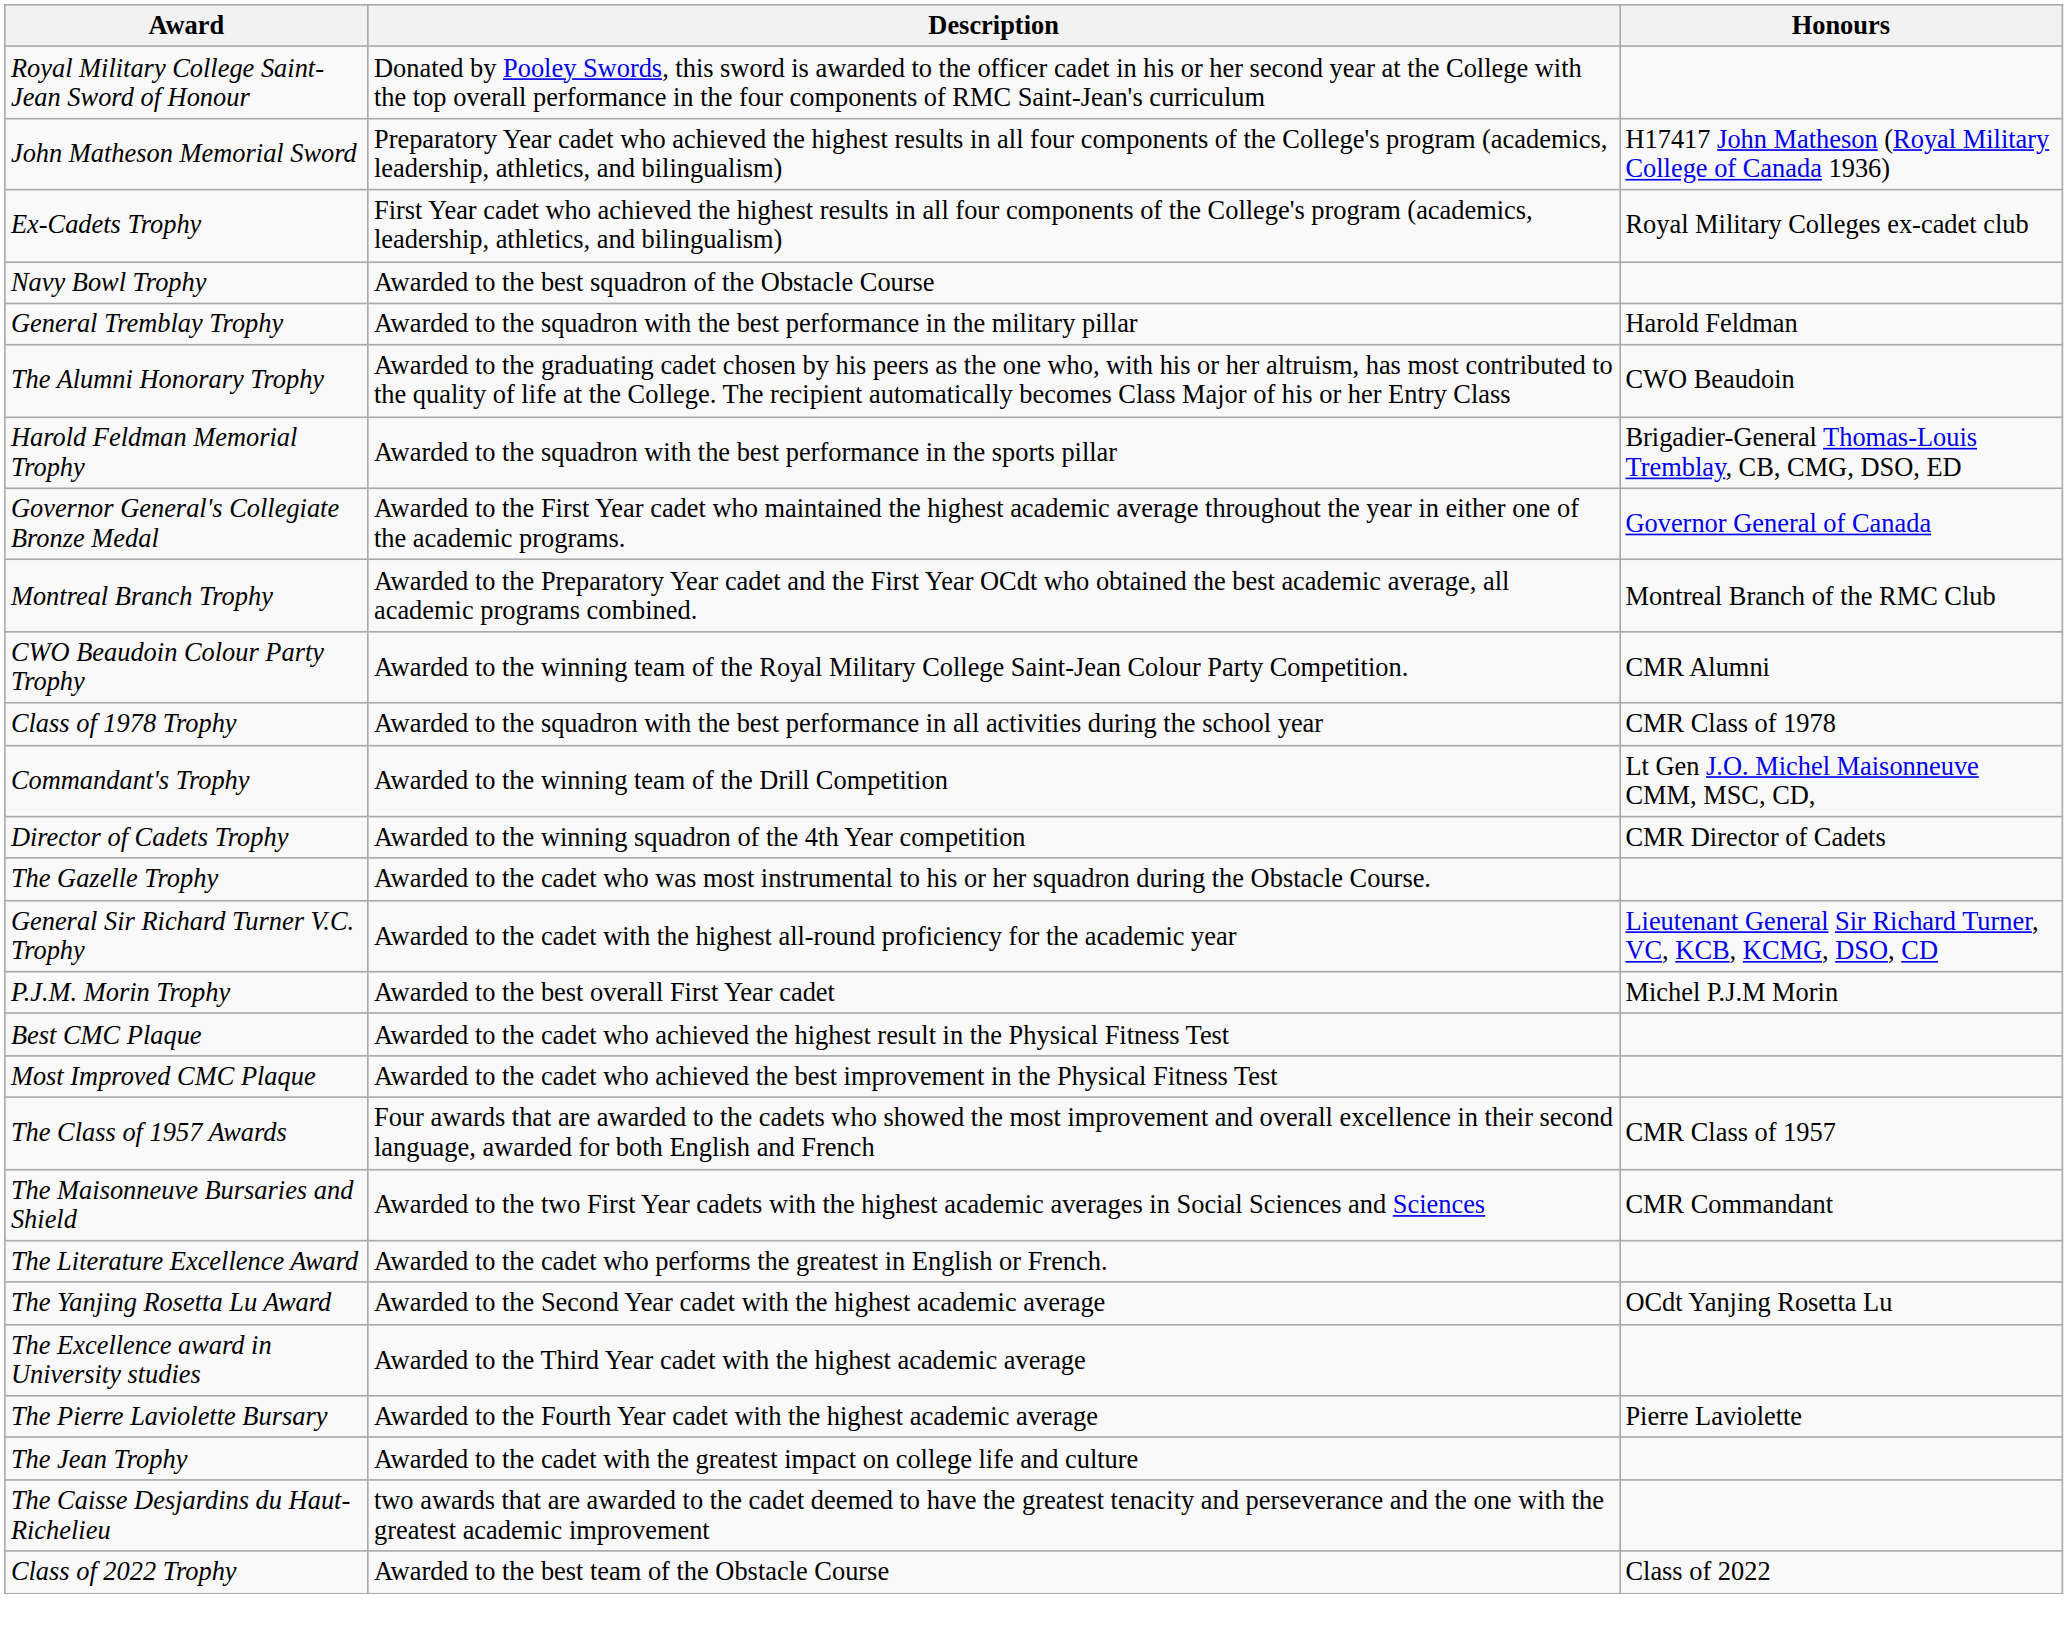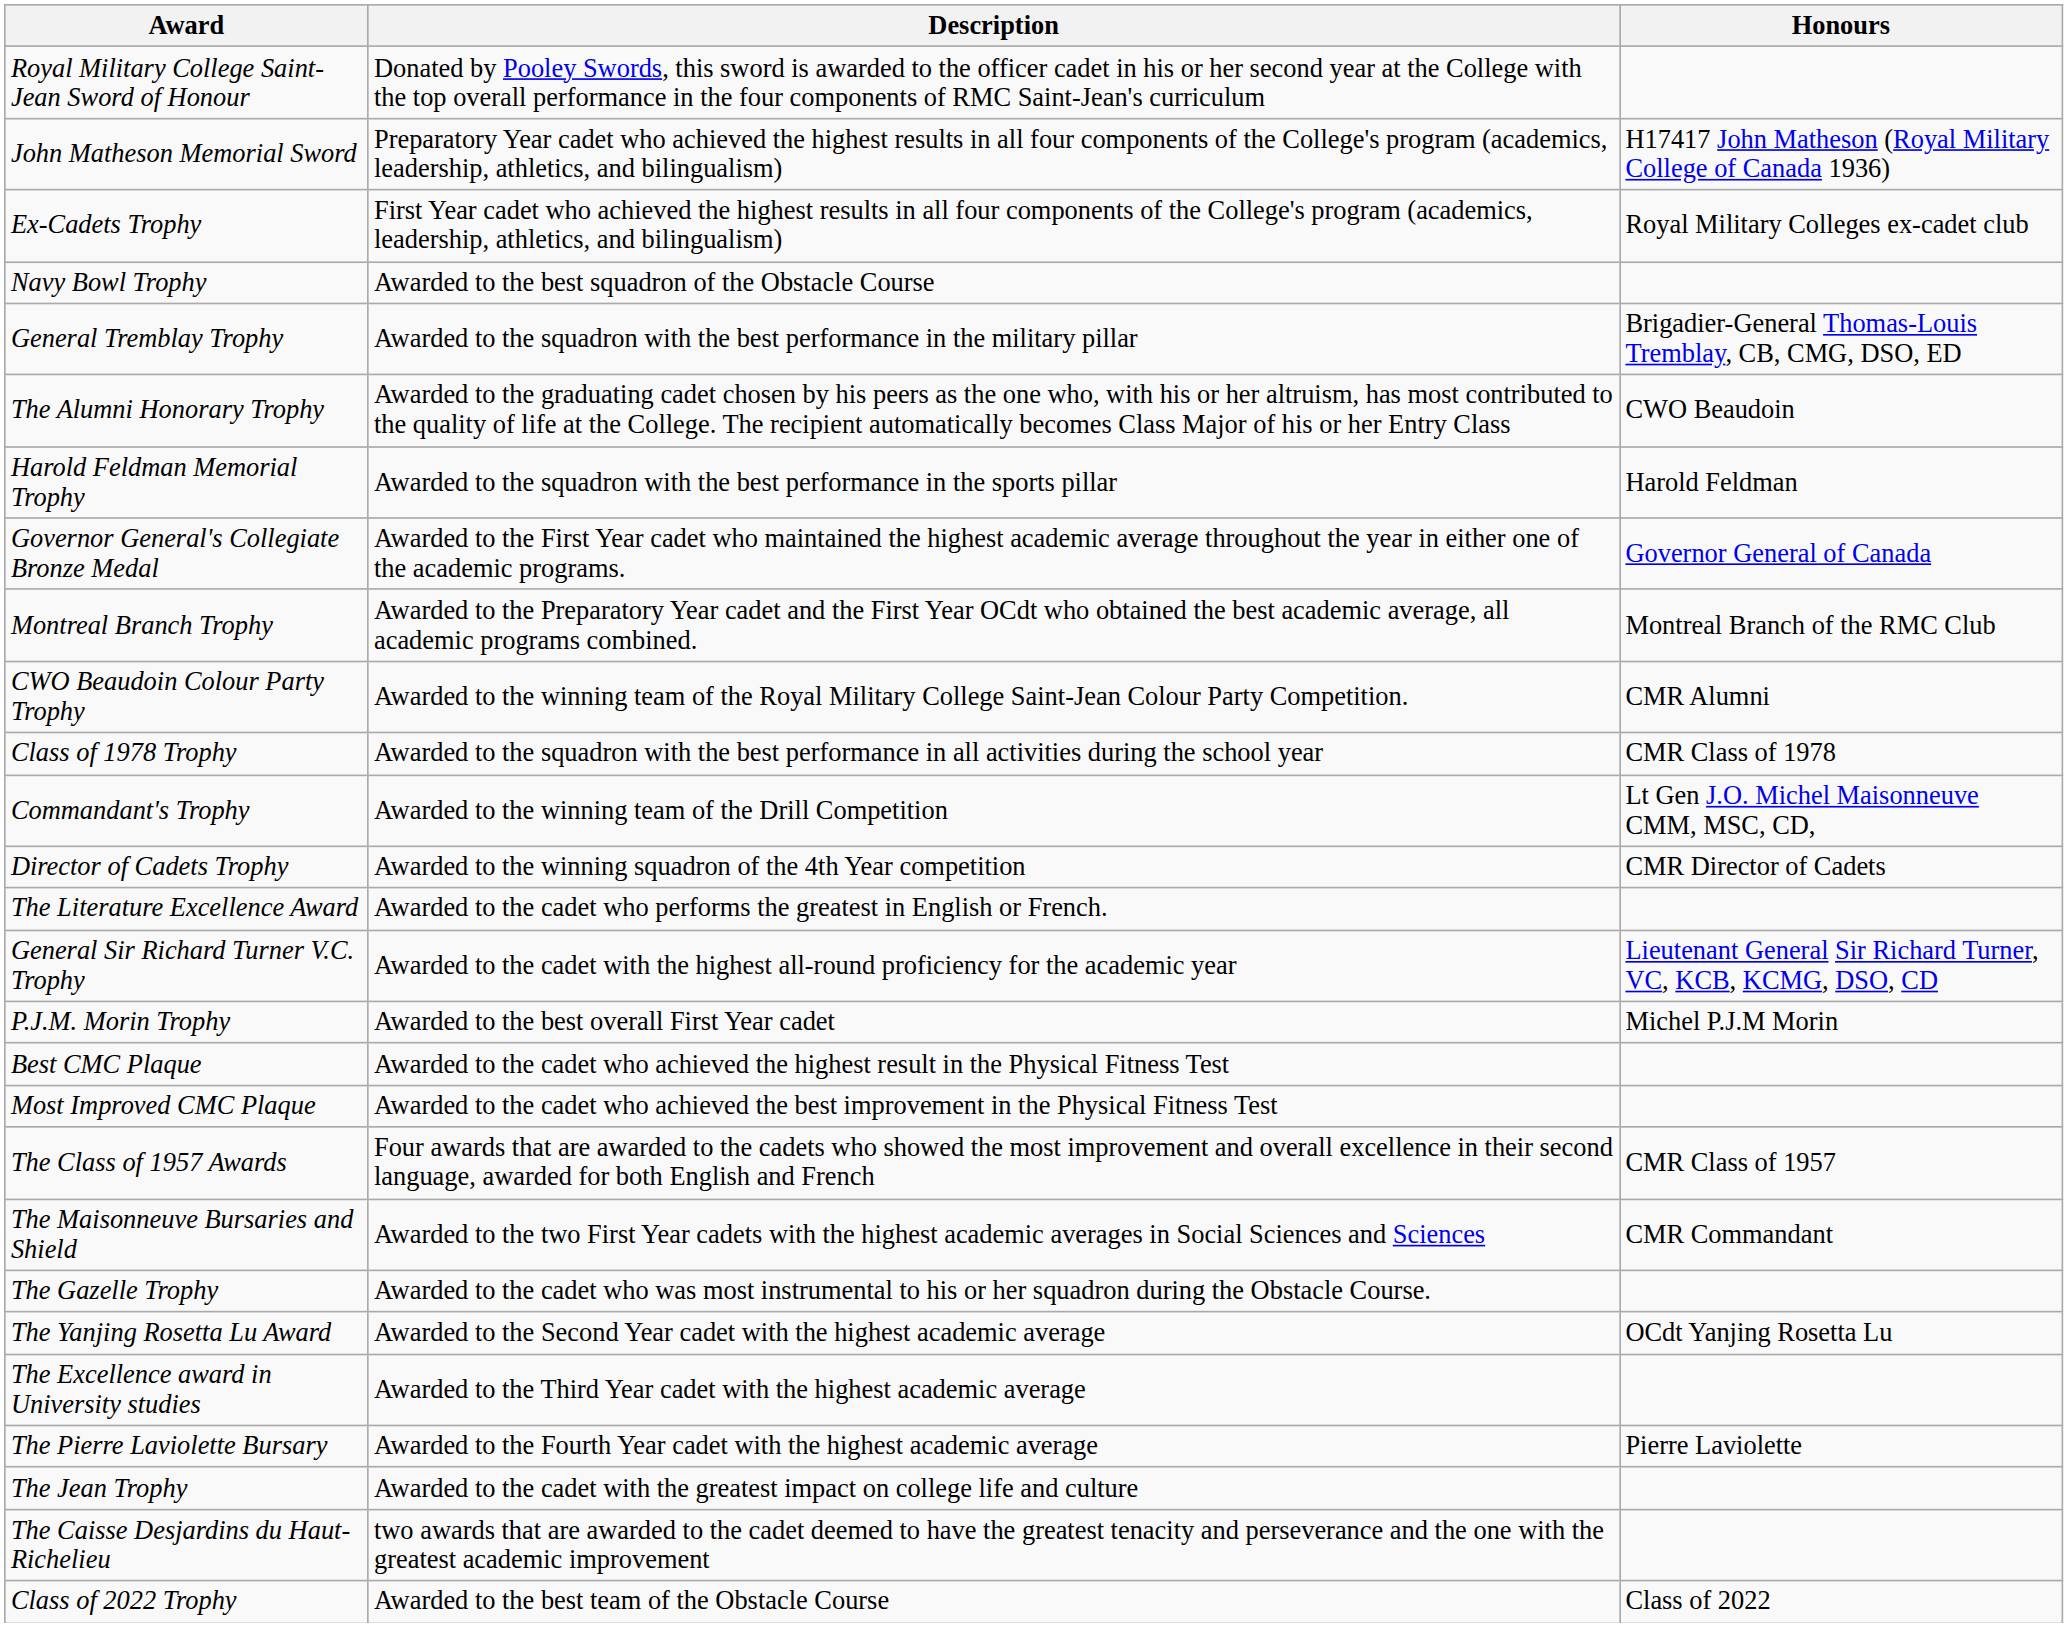(1712, 323) Harold Feldman -> (1801, 338) Brigadier-General Thomas-Louis Tremblay, CB, CMG, DSO, ED
(1801, 452) Brigadier-General Thomas-Louis Tremblay, CB, CMG, DSO, ED -> (1712, 481) Harold Feldman
rows swapped: (115, 878) <-> (185, 1261)
